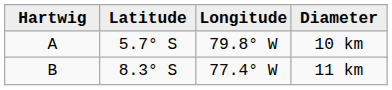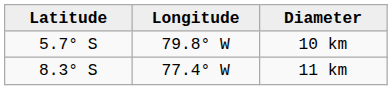- column: (52, 18)
